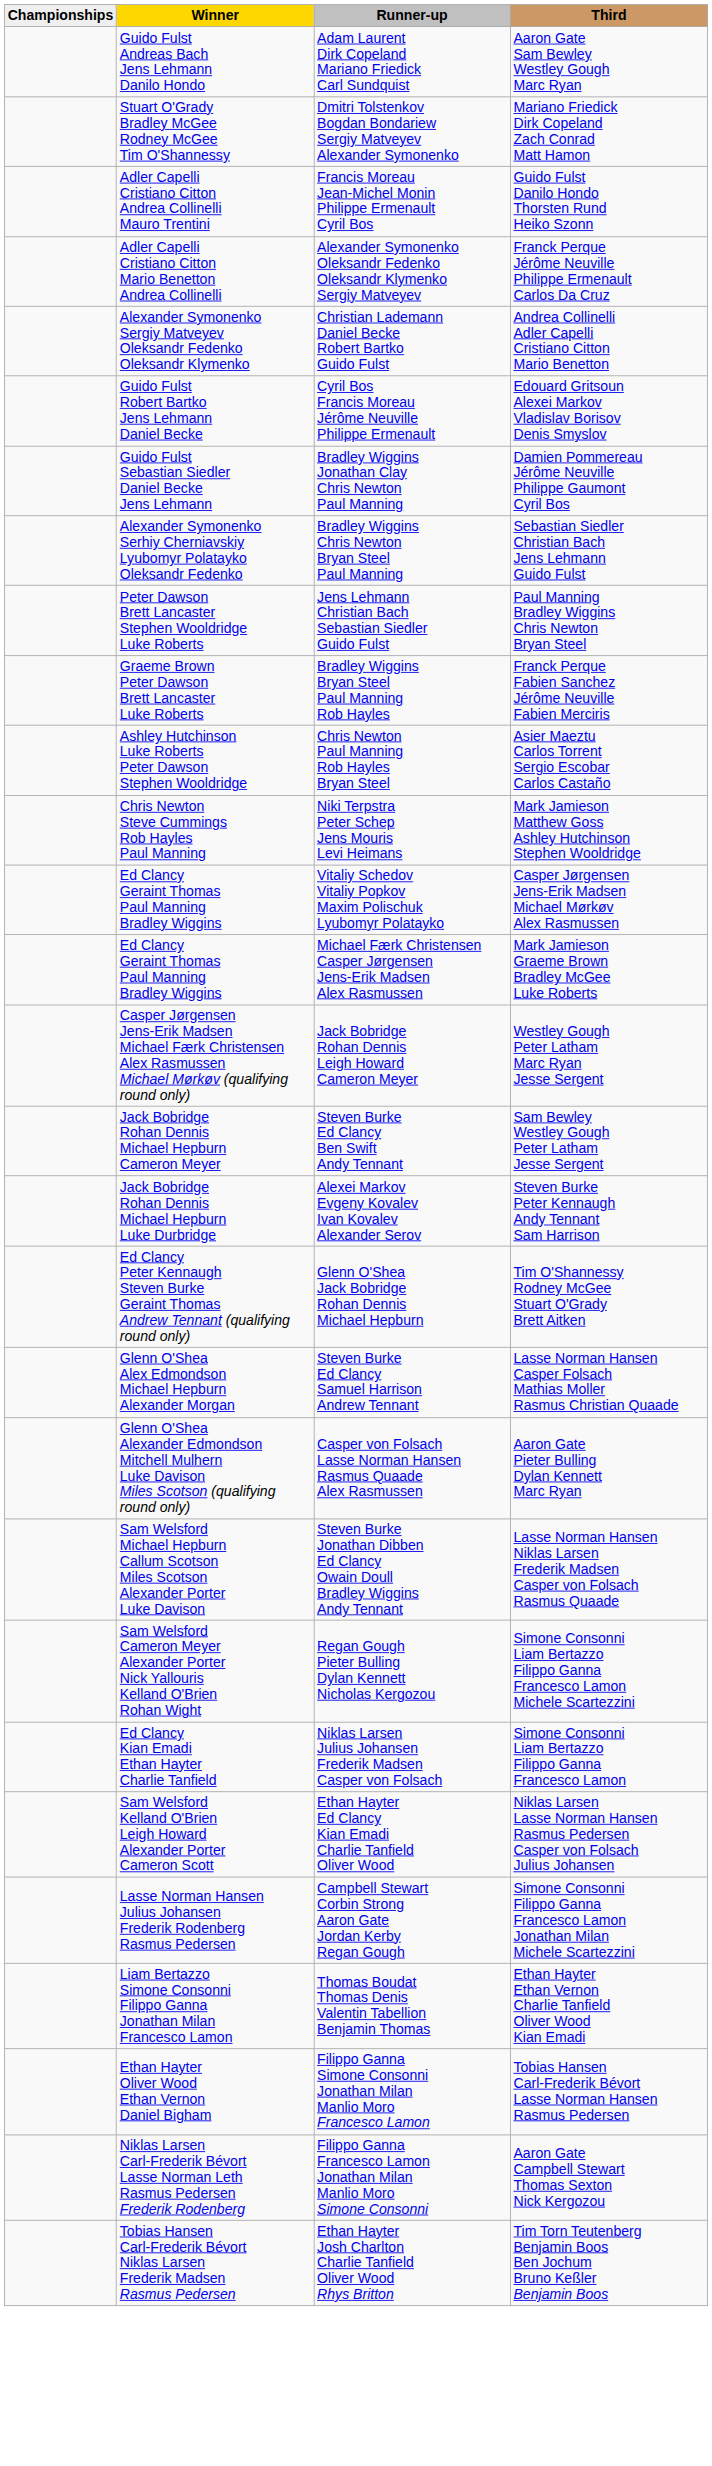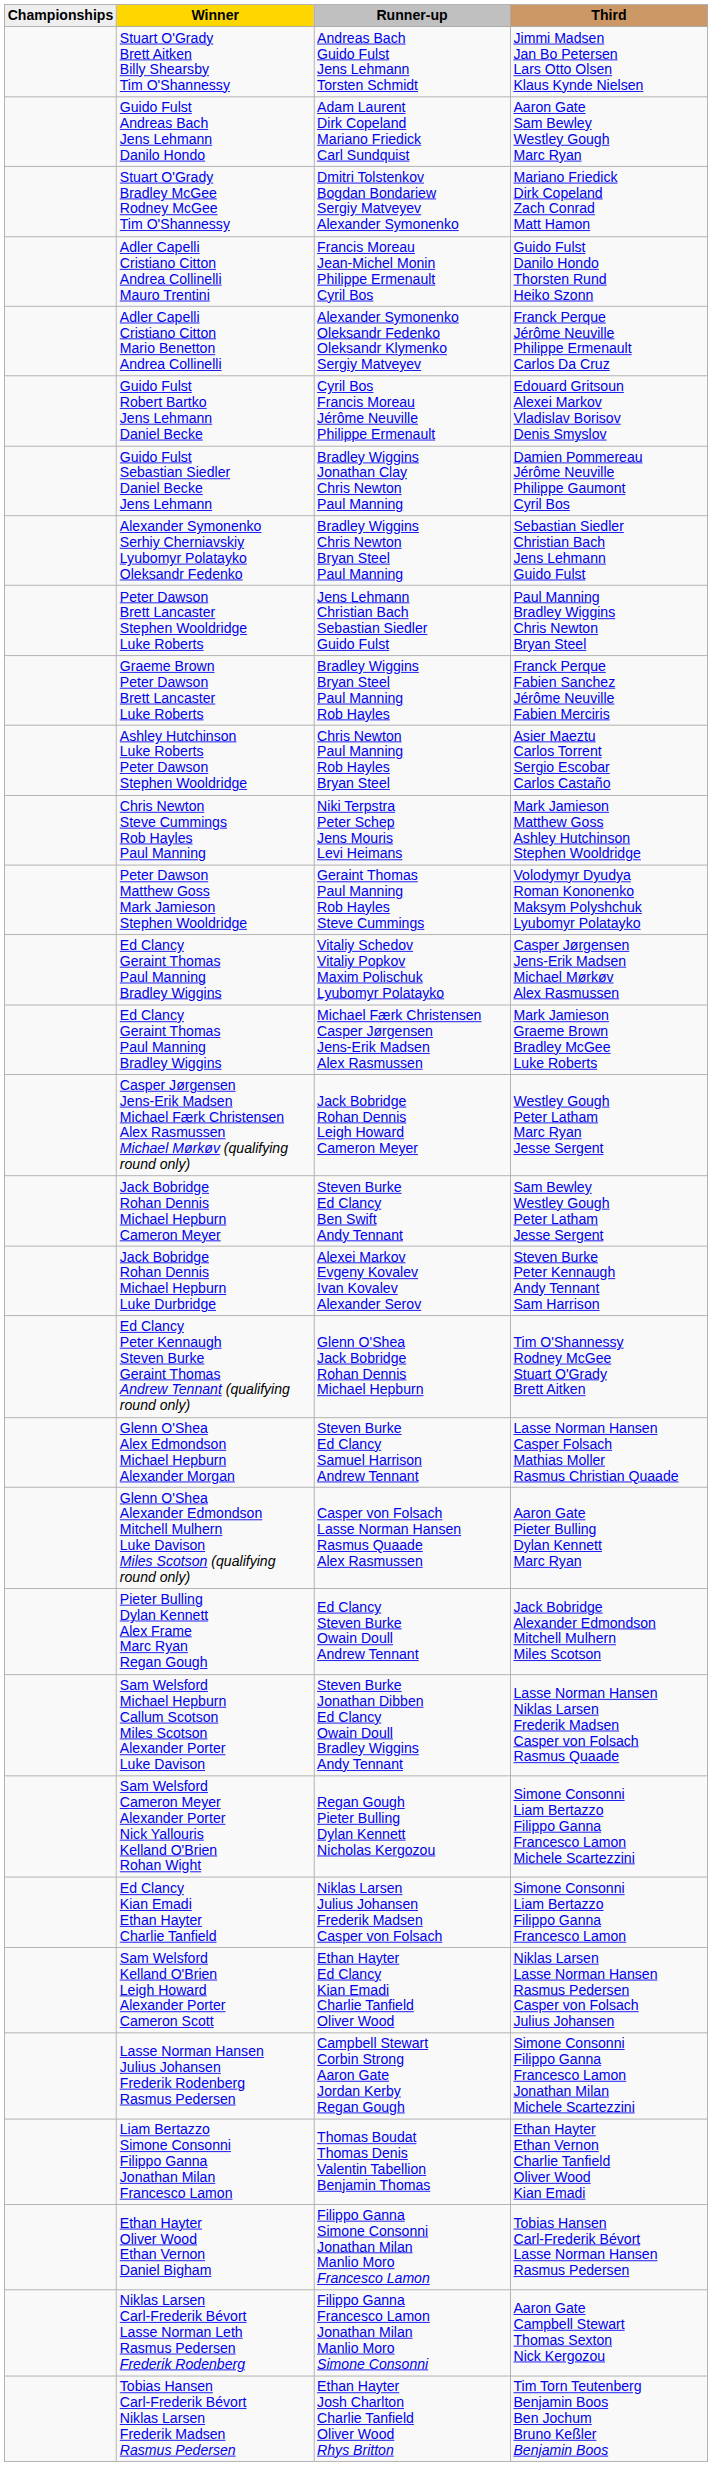+ row: (368, 61)
- row: (380, 341)
+ row: (371, 899)
+ row: (368, 1631)
